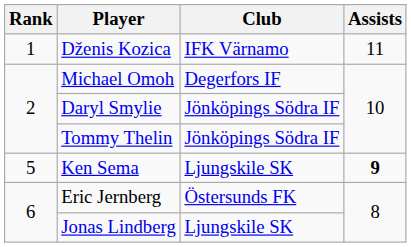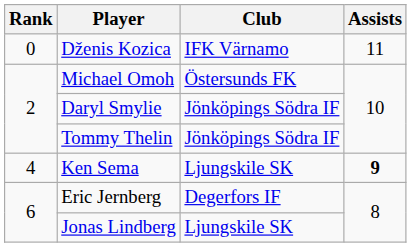(31, 49) 1 -> (31, 49) 0
(233, 78) Degerfors IF -> (240, 78) Östersunds FK
(31, 167) 5 -> (31, 167) 4
(240, 197) Östersunds FK -> (233, 197) Degerfors IF
